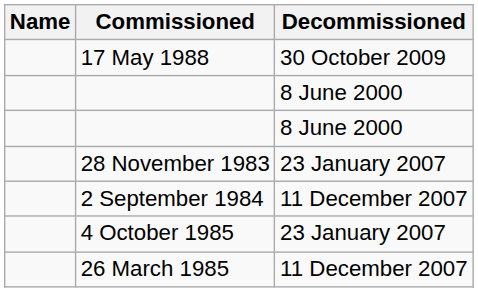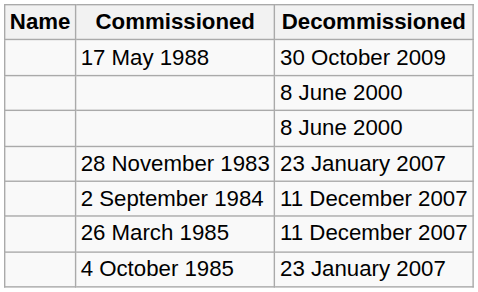rows swapped: (155, 269) <-> (157, 233)
